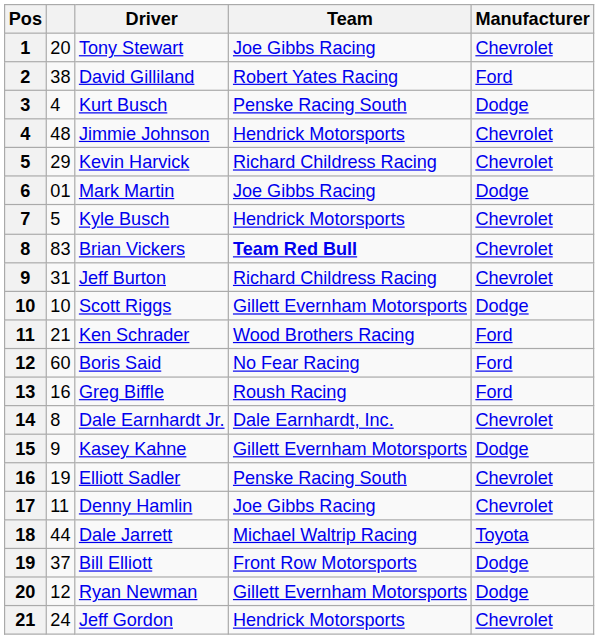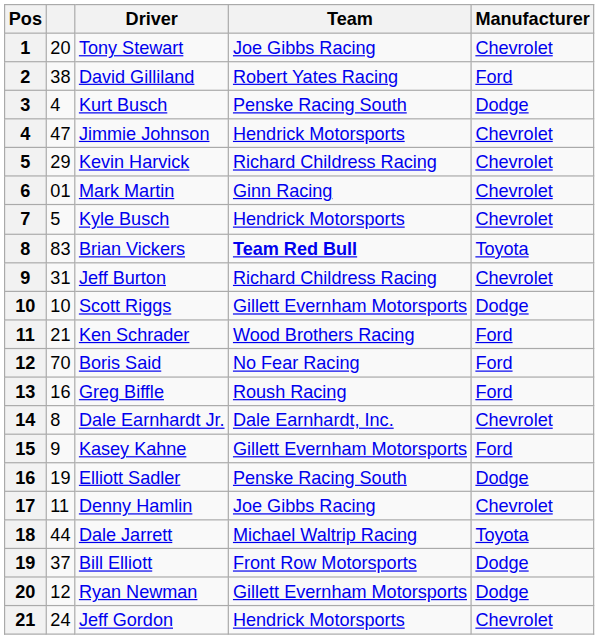(60, 134) 48 -> (60, 134) 47
(304, 191) Joe Gibbs Racing -> (283, 191) Ginn Racing
(502, 191) Dodge -> (514, 191) Chevrolet
(514, 248) Chevrolet -> (502, 248) Toyota
(60, 363) 60 -> (60, 363) 70
(502, 449) Dodge -> (494, 449) Ford
(514, 477) Chevrolet -> (502, 477) Dodge
